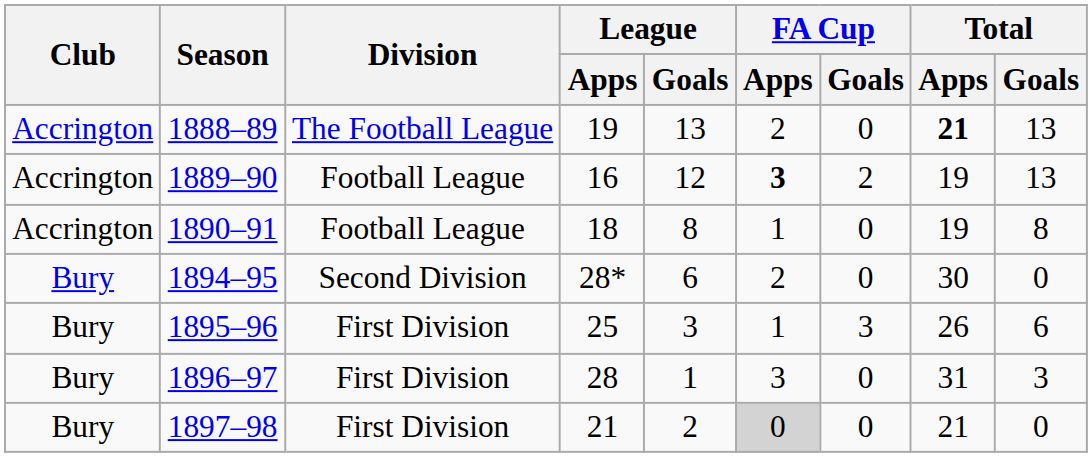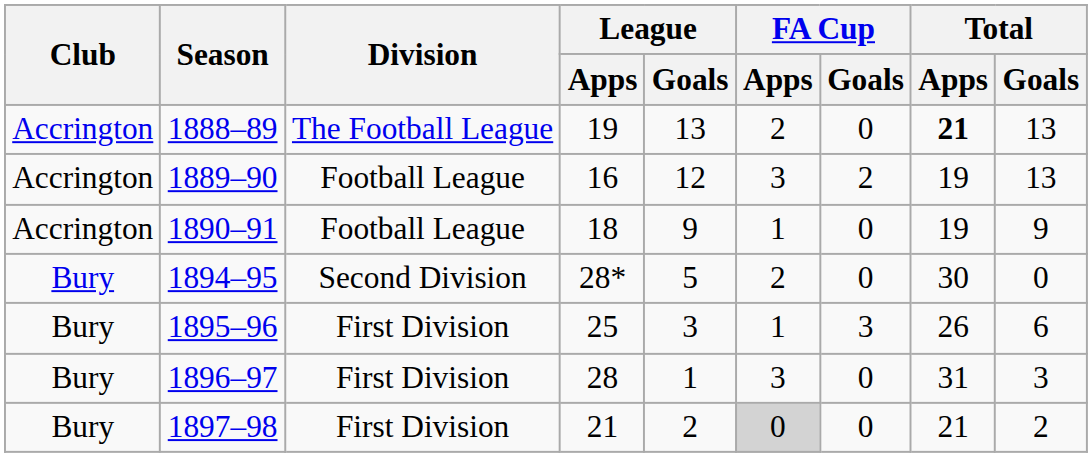(778, 178) bold -> (778, 178) normal
(690, 228) 8 -> (690, 228) 9
(1041, 228) 8 -> (1041, 228) 9
(690, 278) 6 -> (690, 278) 5
(1041, 427) 0 -> (1041, 427) 2
